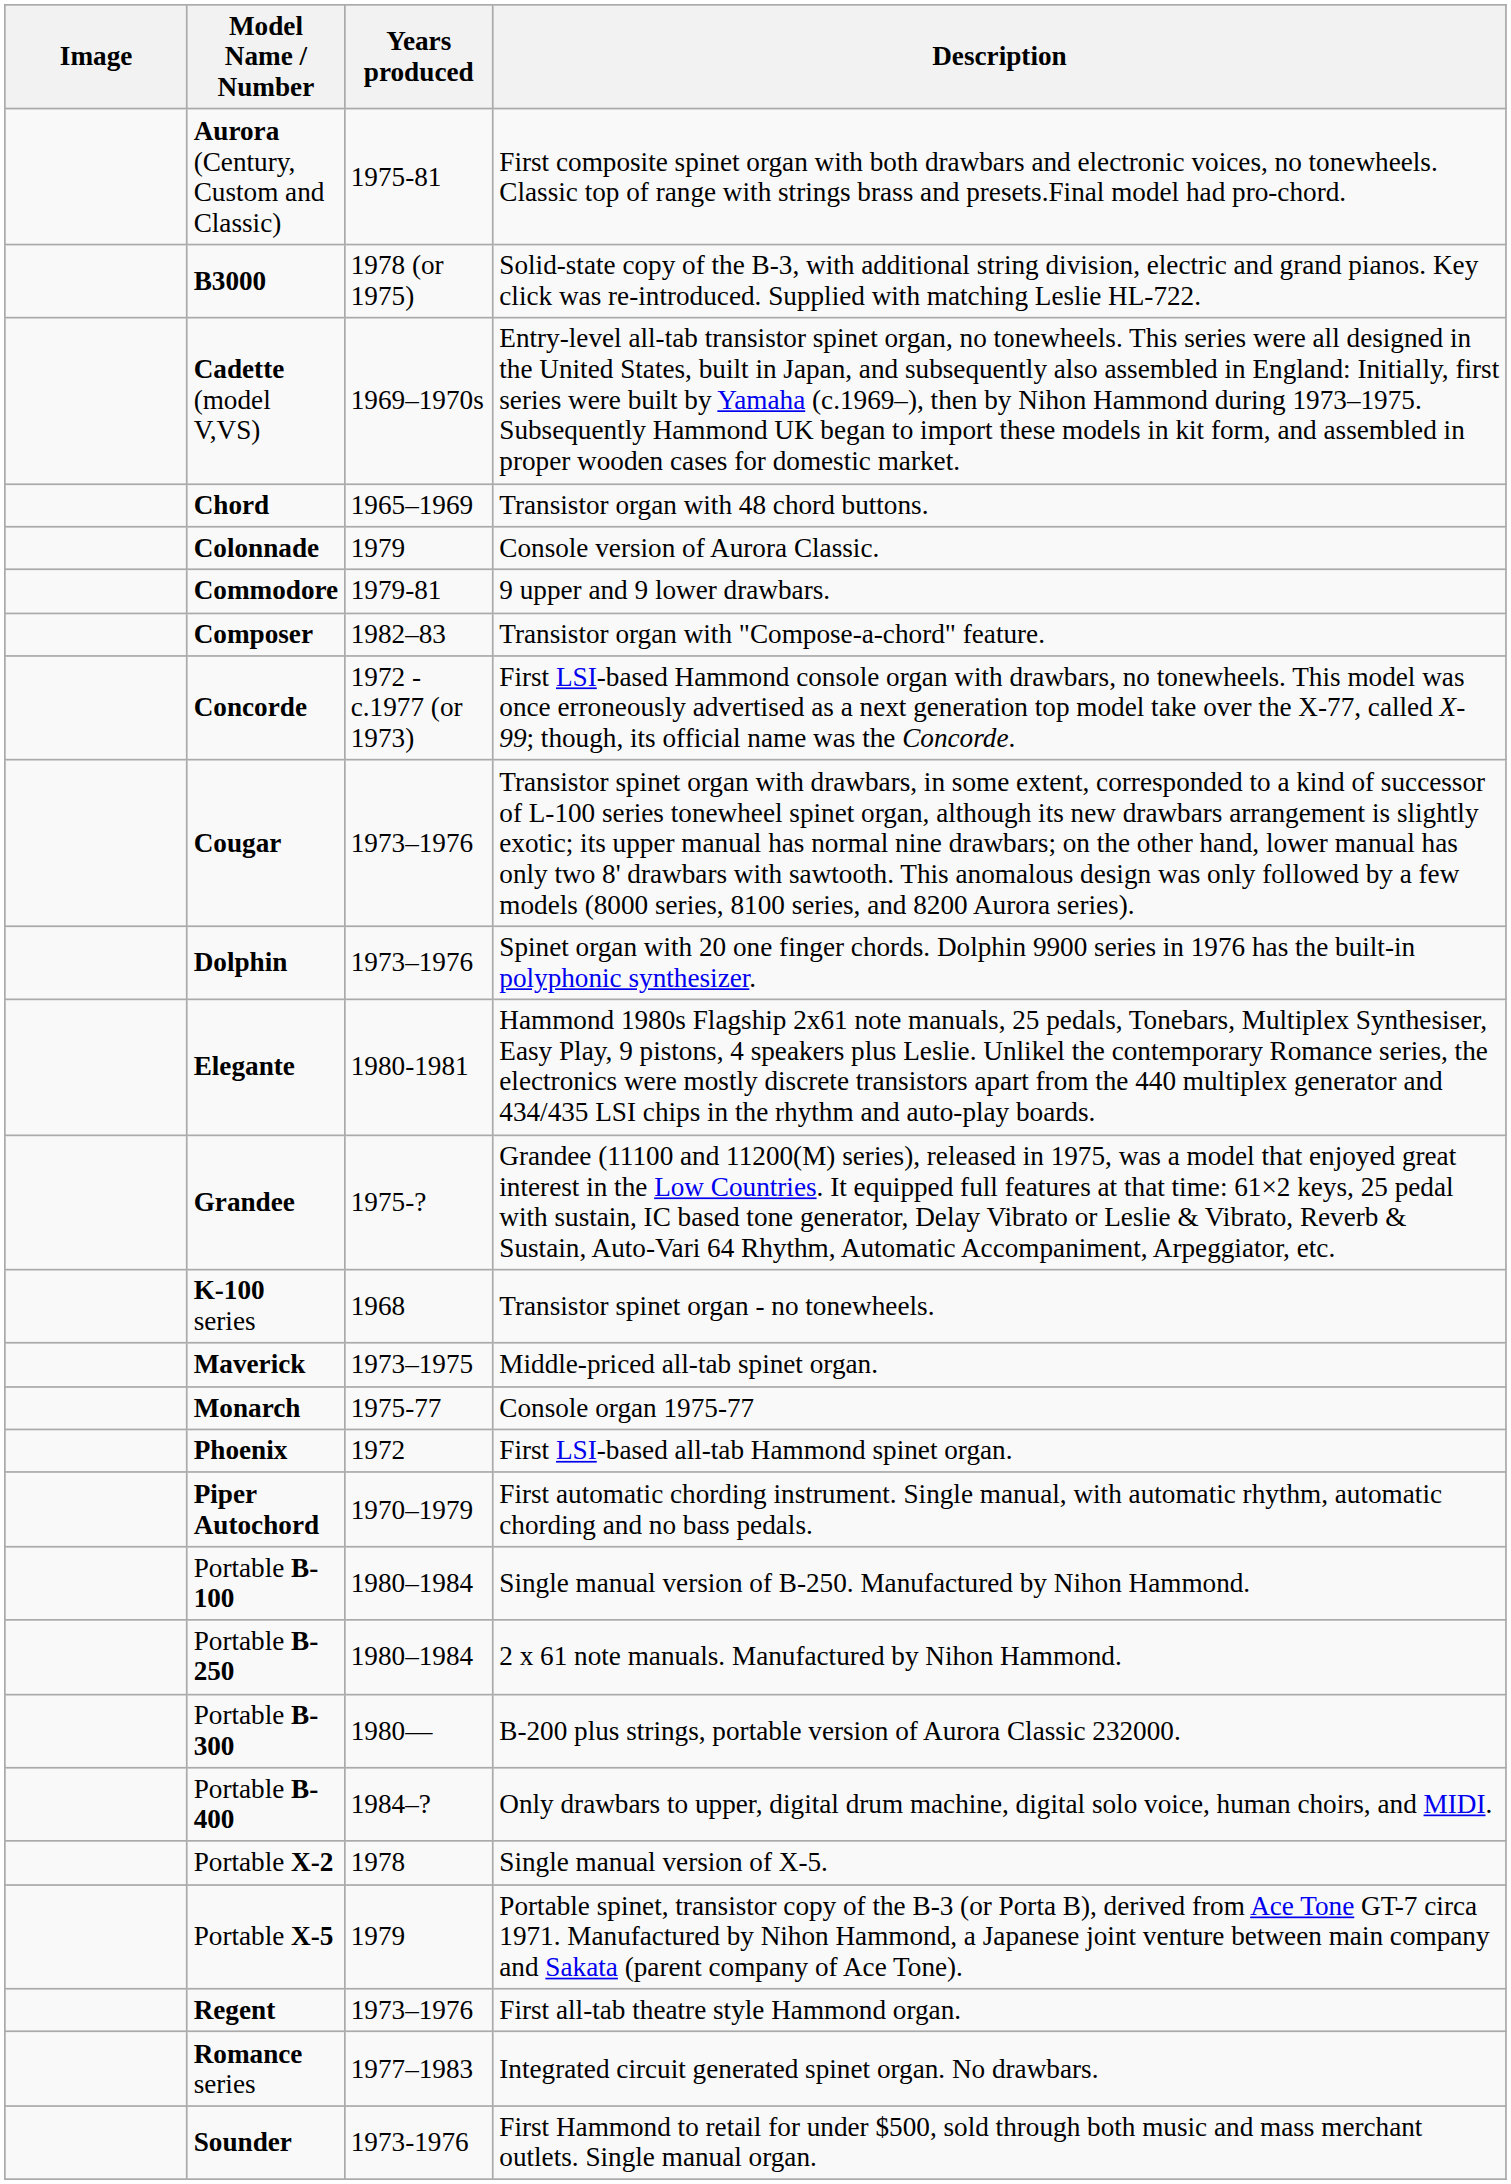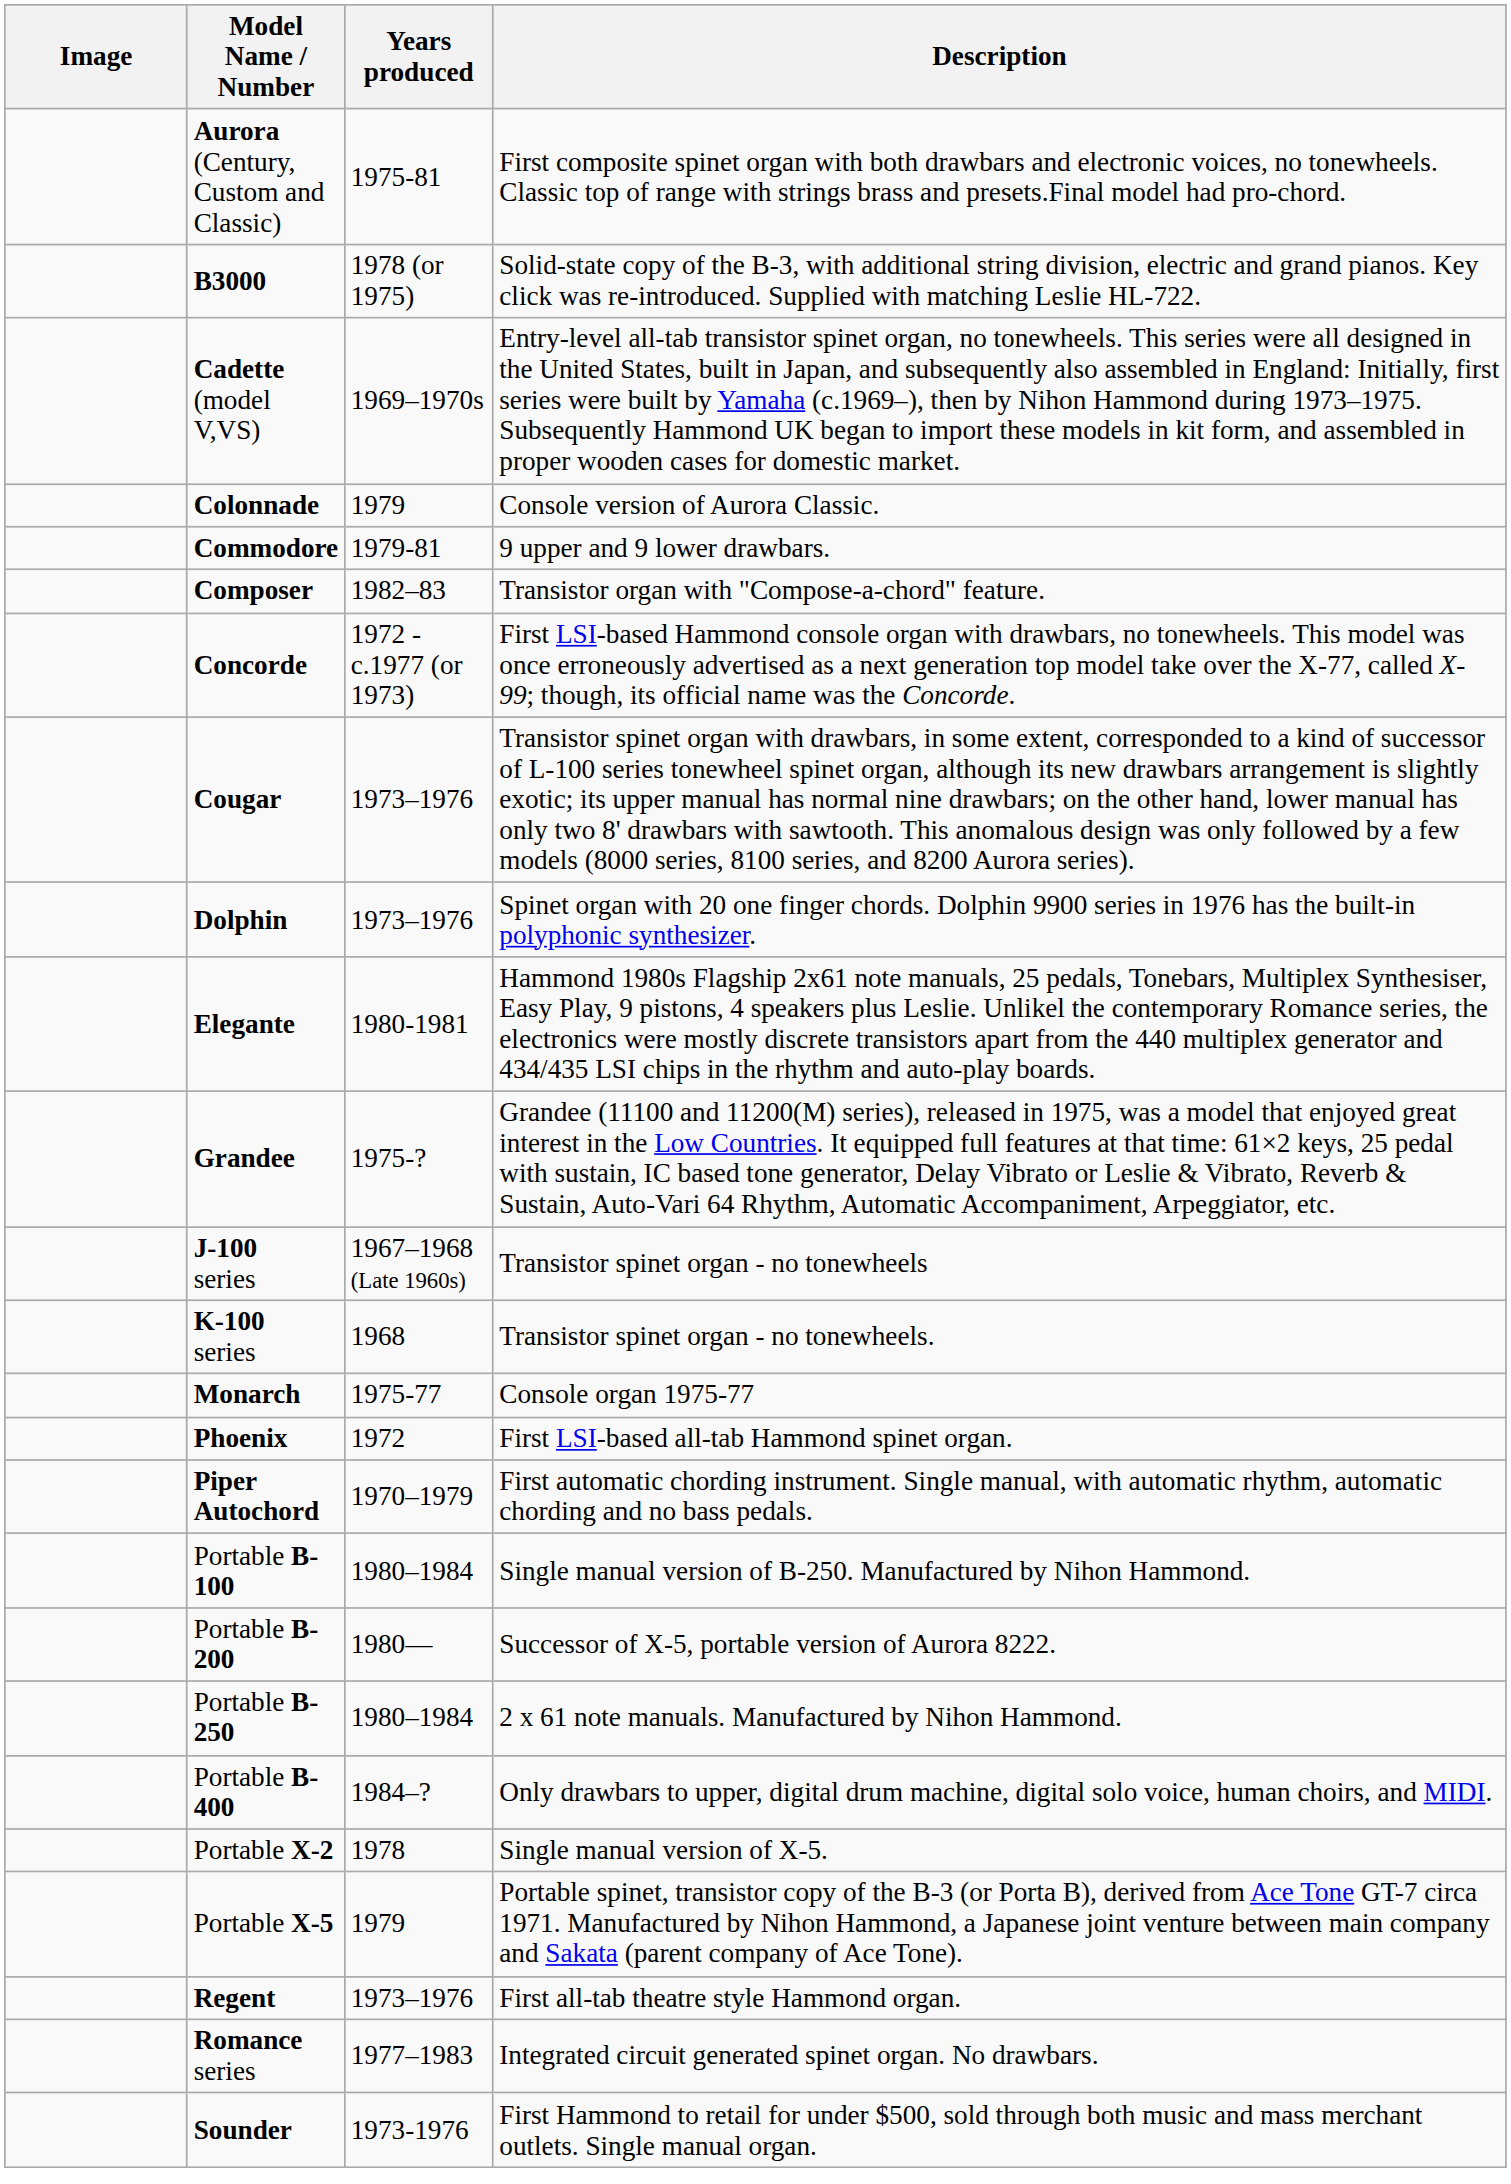- row: (231, 504)
+ row: (225, 1262)
- row: (250, 1364)
+ row: (256, 1644)
- row: (256, 1730)
